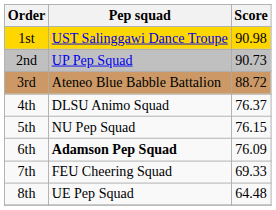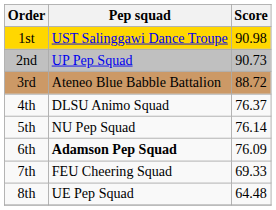(251, 127) 76.15 -> (251, 127) 76.14
